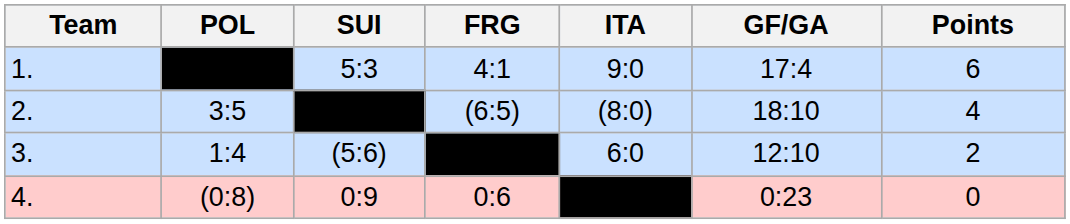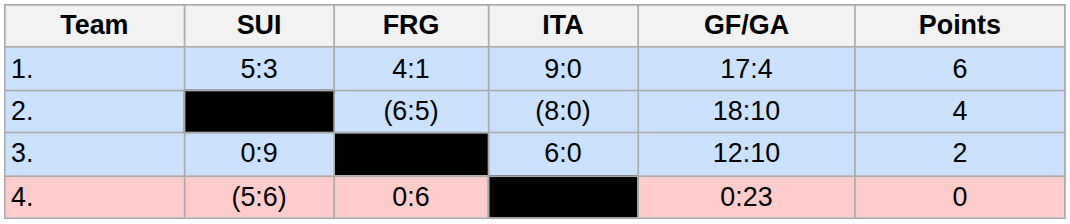- column: (228, 25)
(359, 153) (5:6) -> (259, 153) 0:9
(359, 196) 0:9 -> (259, 196) (5:6)
